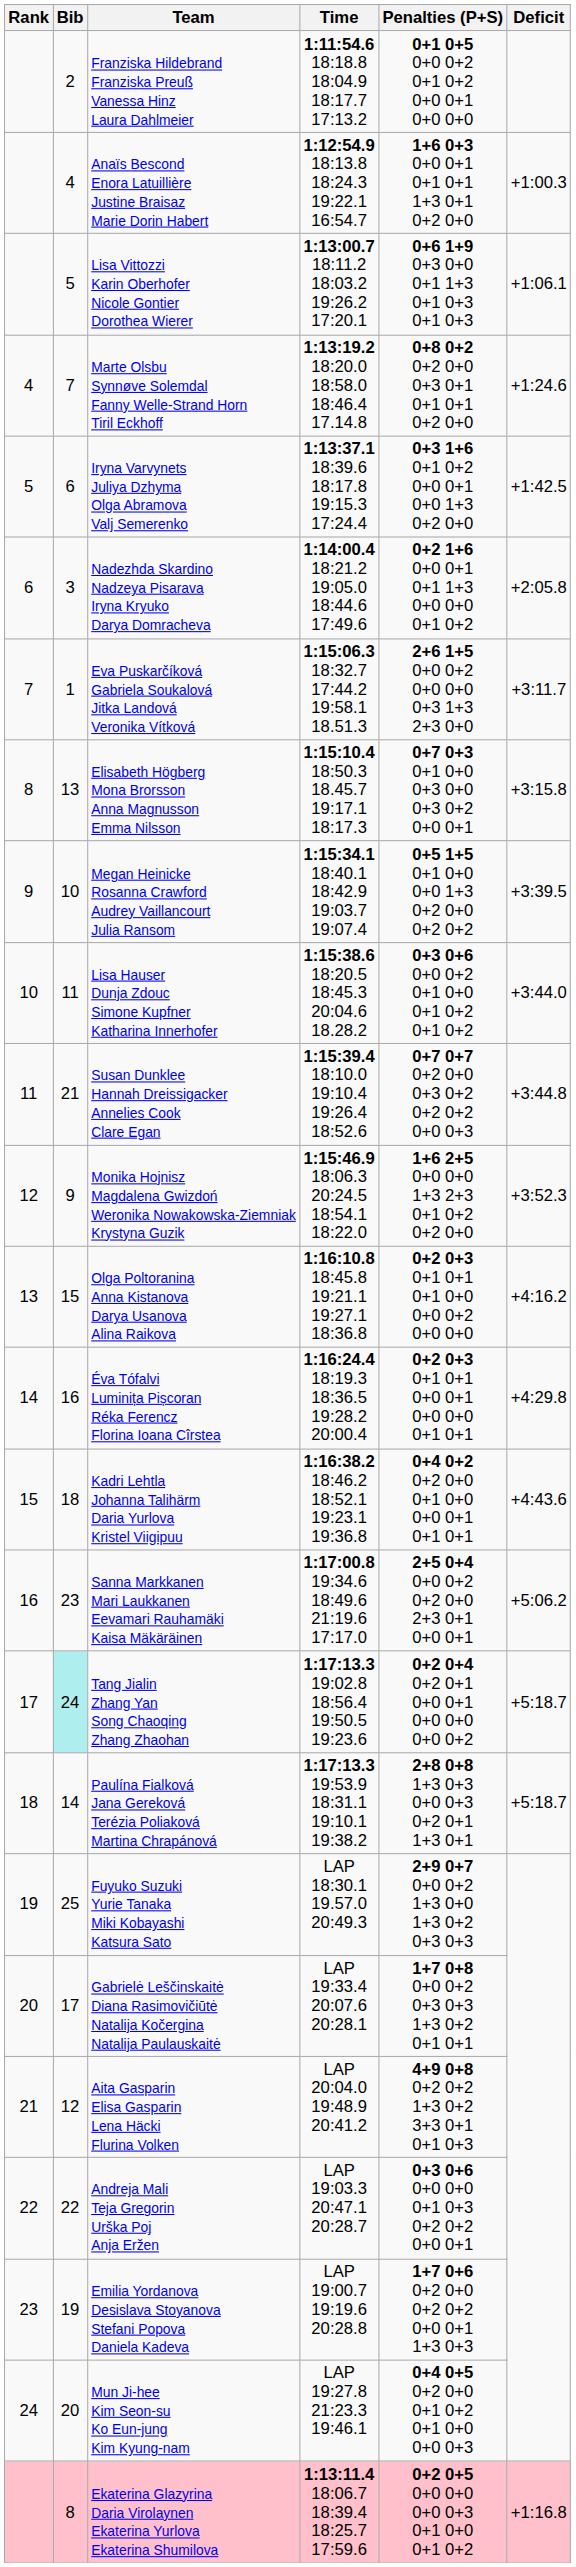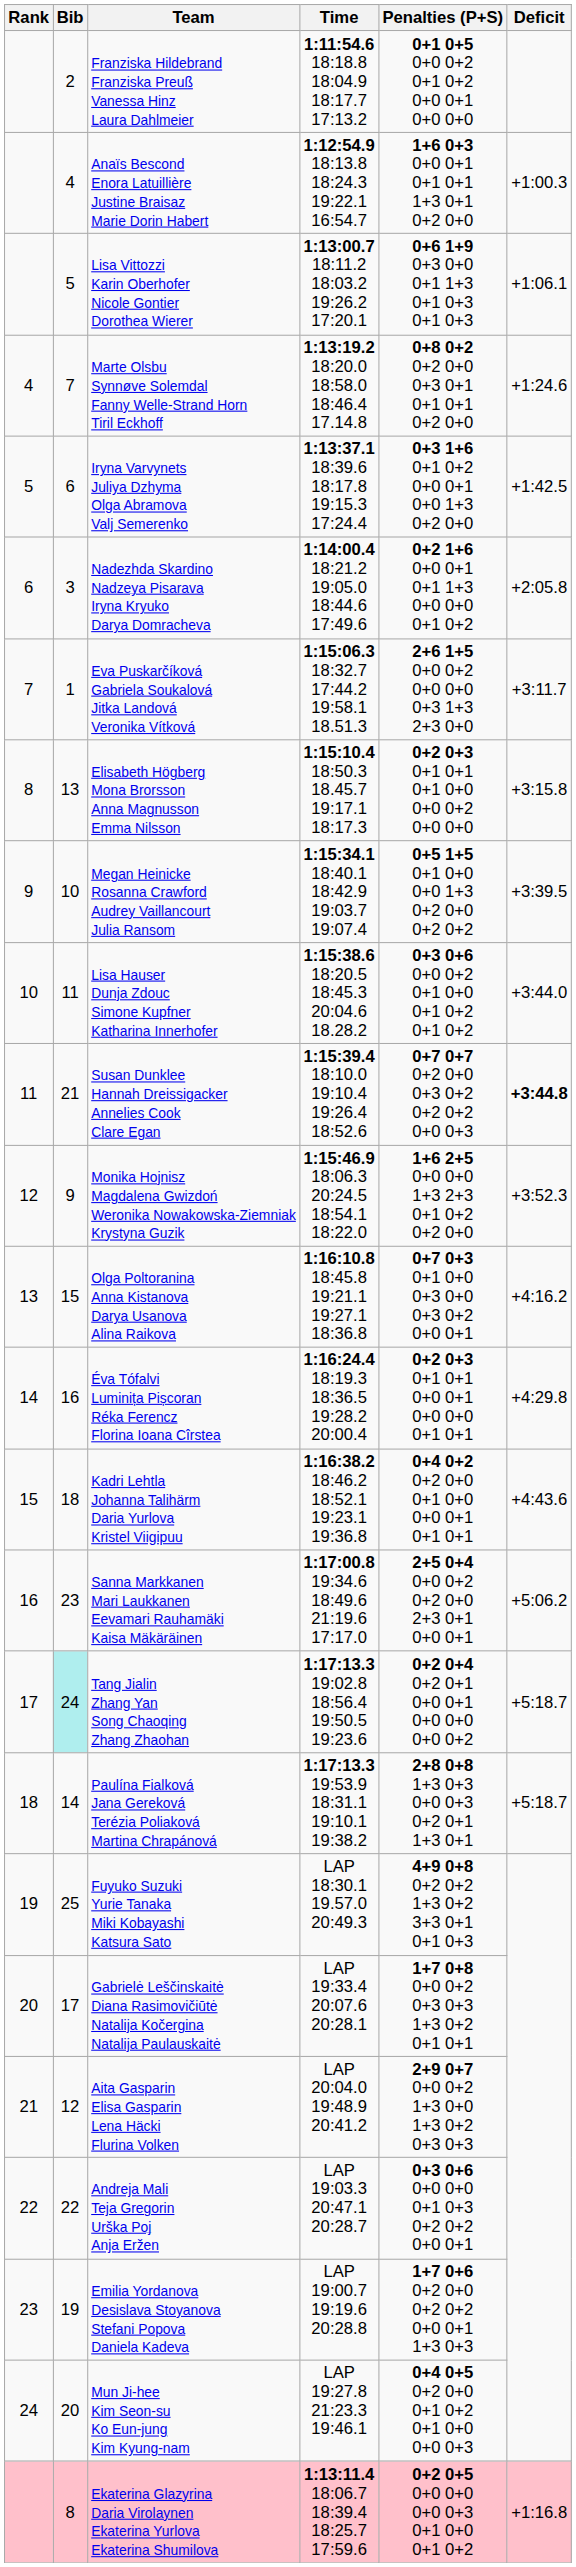(443, 790) 0+7 0+3 0+1 0+0 0+3 0+0 0+3 0+2 0+0 0+1 -> (443, 790) 0+2 0+3 0+1 0+1 0+1 0+0 0+0 0+2 0+0 0+0
(539, 1094) normal -> (539, 1094) bold
(443, 1296) 0+2 0+3 0+1 0+1 0+1 0+0 0+0 0+2 0+0 0+0 -> (443, 1296) 0+7 0+3 0+1 0+0 0+3 0+0 0+3 0+2 0+0 0+1
(443, 1904) 2+9 0+7 0+0 0+2 1+3 0+0 1+3 0+2 0+3 0+3 -> (443, 1904) 4+9 0+8 0+2 0+2 1+3 0+2 3+3 0+1 0+1 0+3
(443, 2106) 4+9 0+8 0+2 0+2 1+3 0+2 3+3 0+1 0+1 0+3 -> (443, 2106) 2+9 0+7 0+0 0+2 1+3 0+0 1+3 0+2 0+3 0+3
